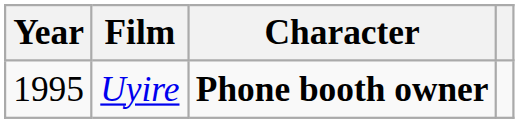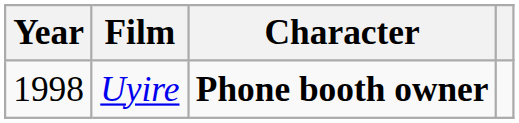(49, 88) 1995 -> (49, 88) 1998
